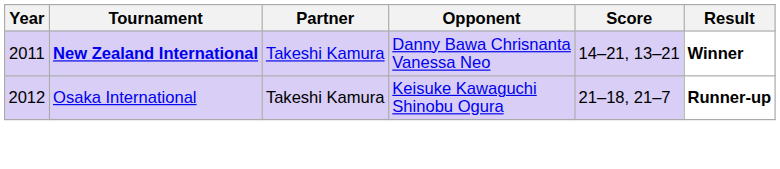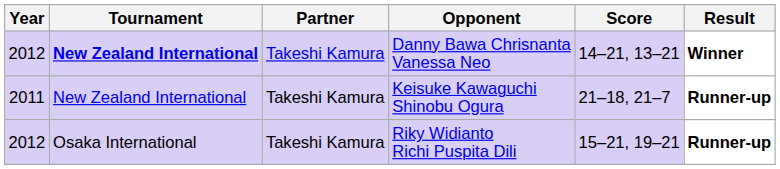(27, 53) 2011 -> (27, 53) 2012
(27, 98) 2012 -> (27, 98) 2011
(125, 98) Osaka International -> (150, 98) New Zealand International
+ row: (454, 143)
